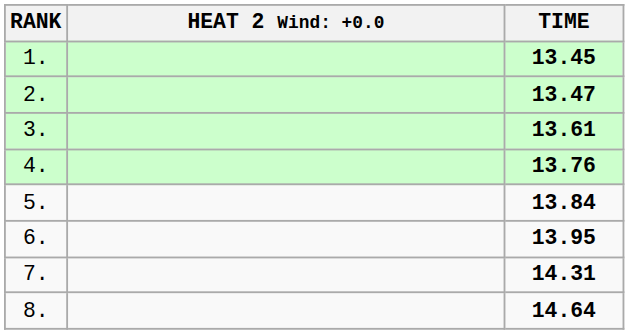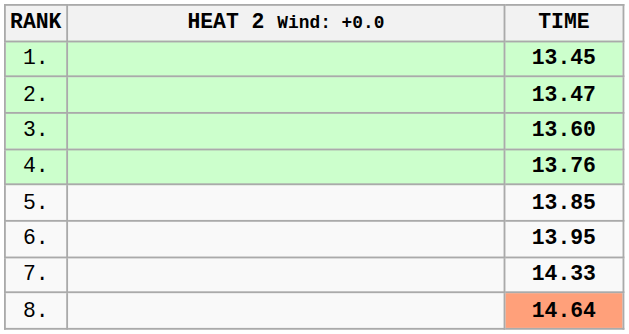(564, 131) 13.61 -> (564, 131) 13.60
(564, 202) 13.84 -> (564, 202) 13.85
(564, 274) 14.31 -> (564, 274) 14.33
(564, 310) no background -> (564, 310) lightsalmon background
